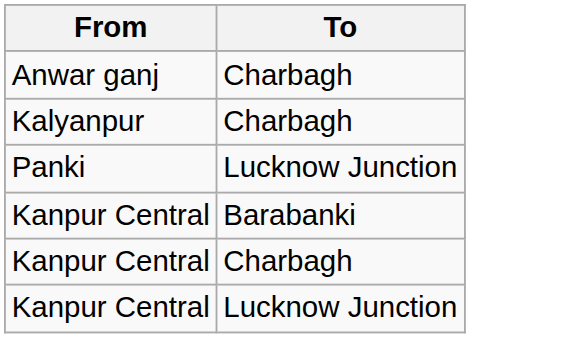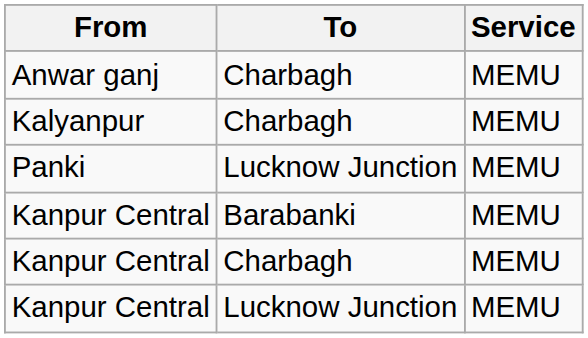+ column: (523, 27)
